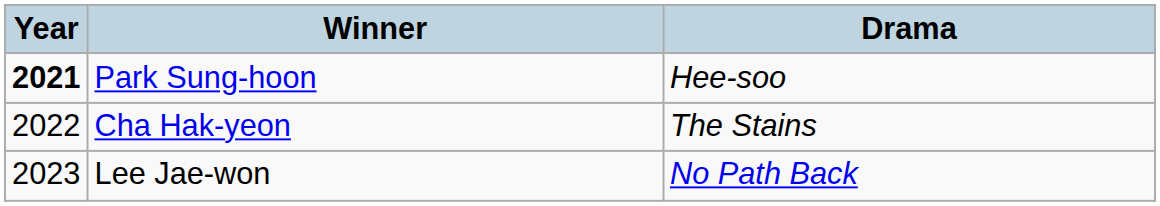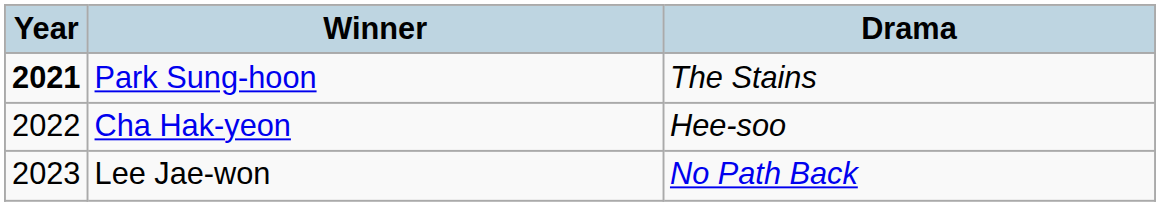(728, 77) Hee-soo -> (743, 77) The Stains
(743, 126) The Stains -> (728, 126) Hee-soo
